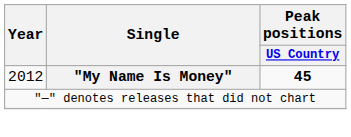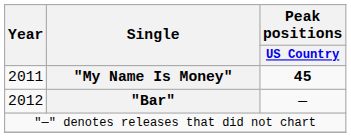(26, 77) 2012 -> (26, 77) 2011
+ row: (153, 101)
